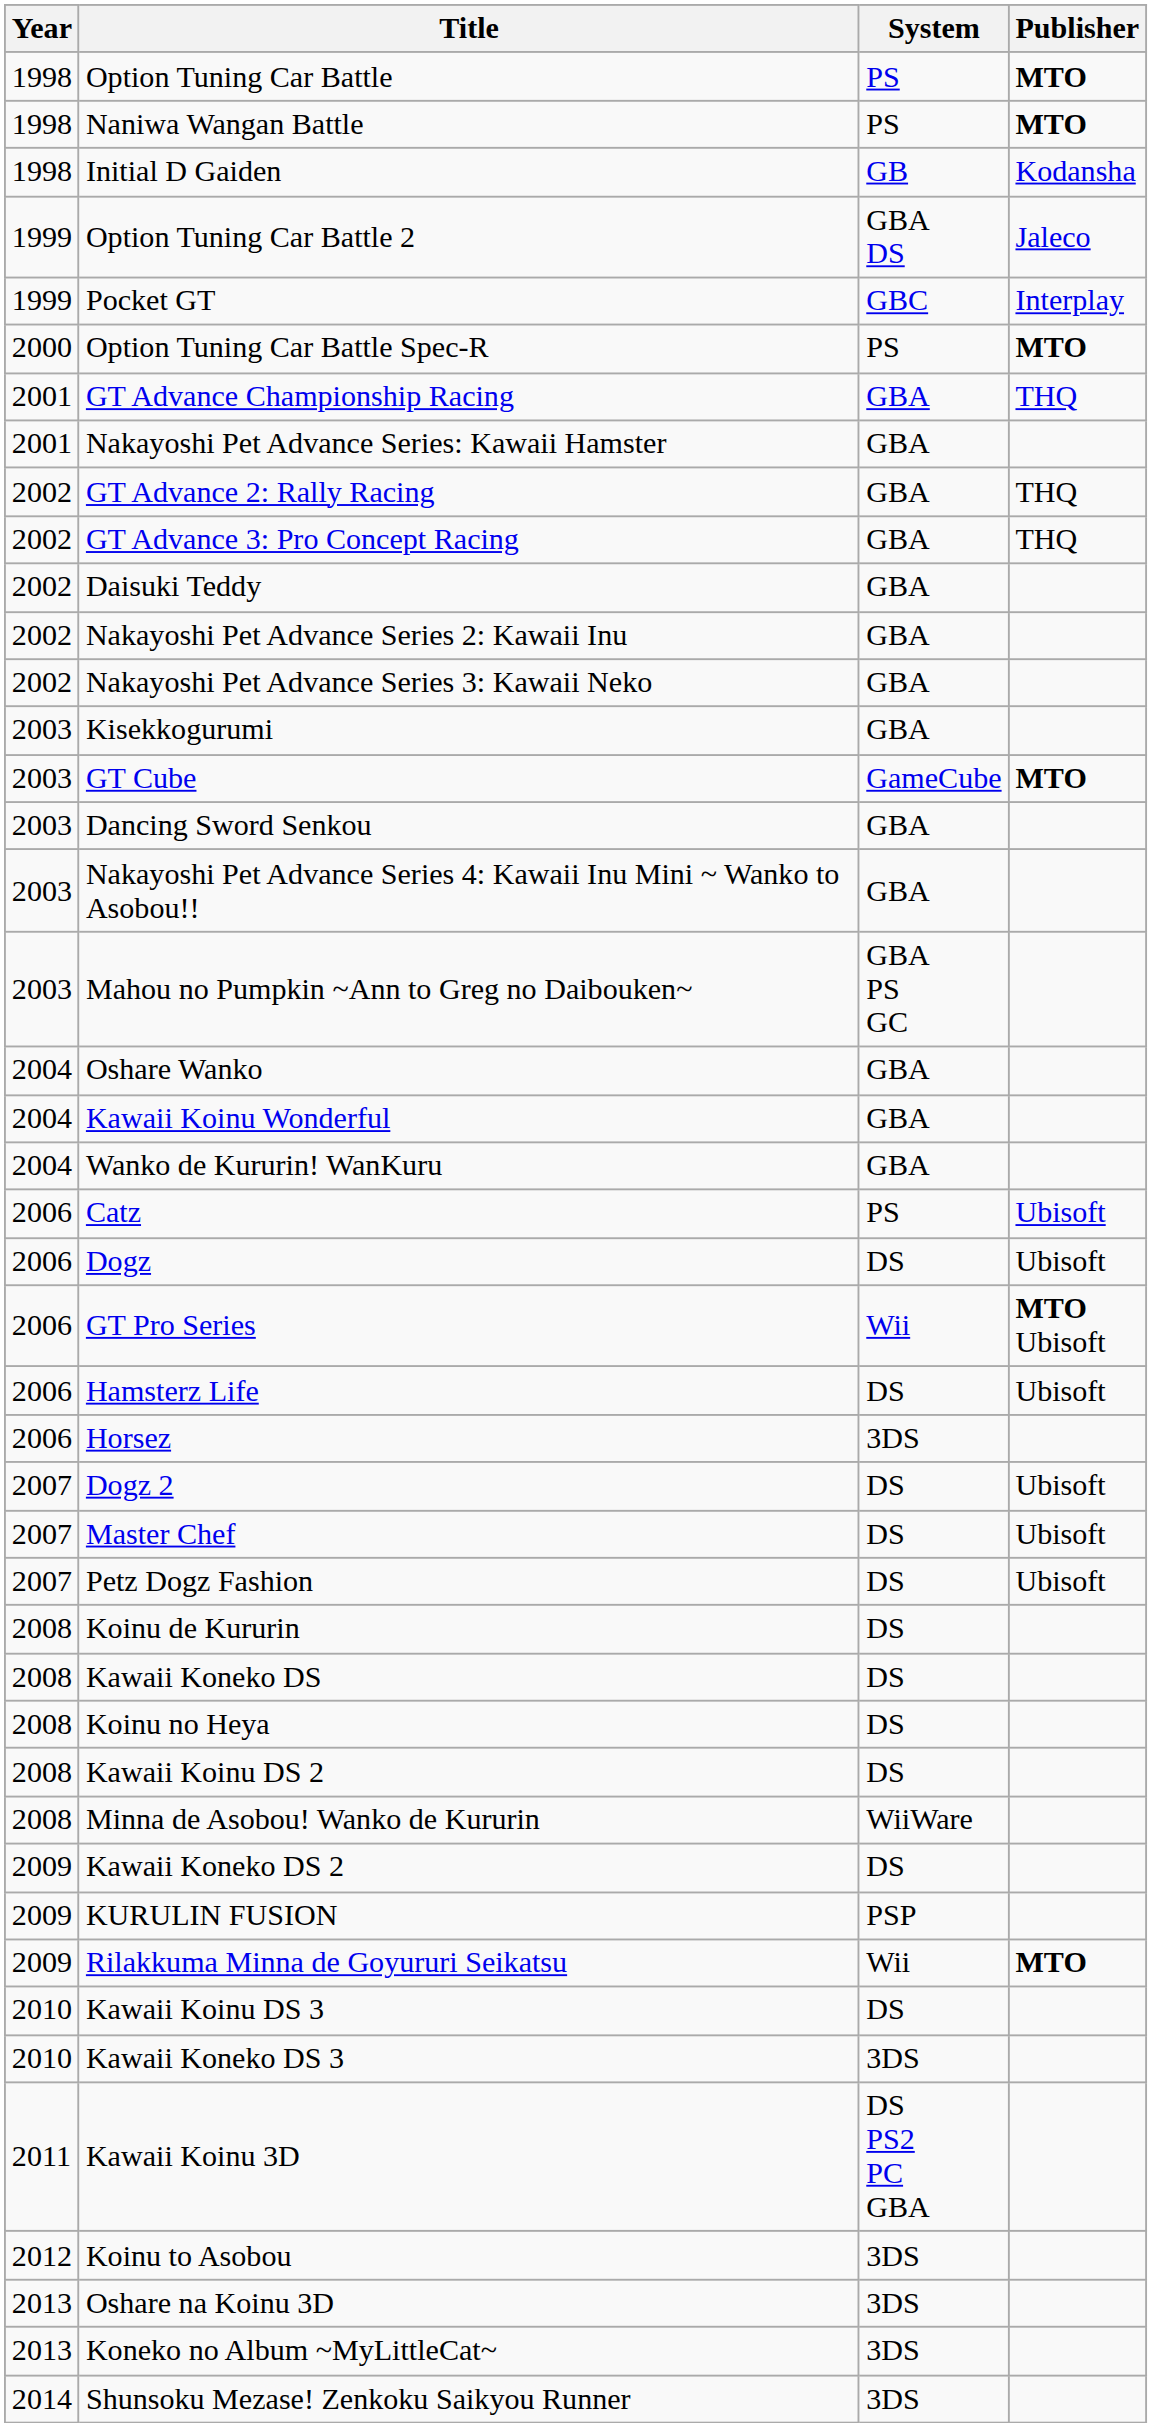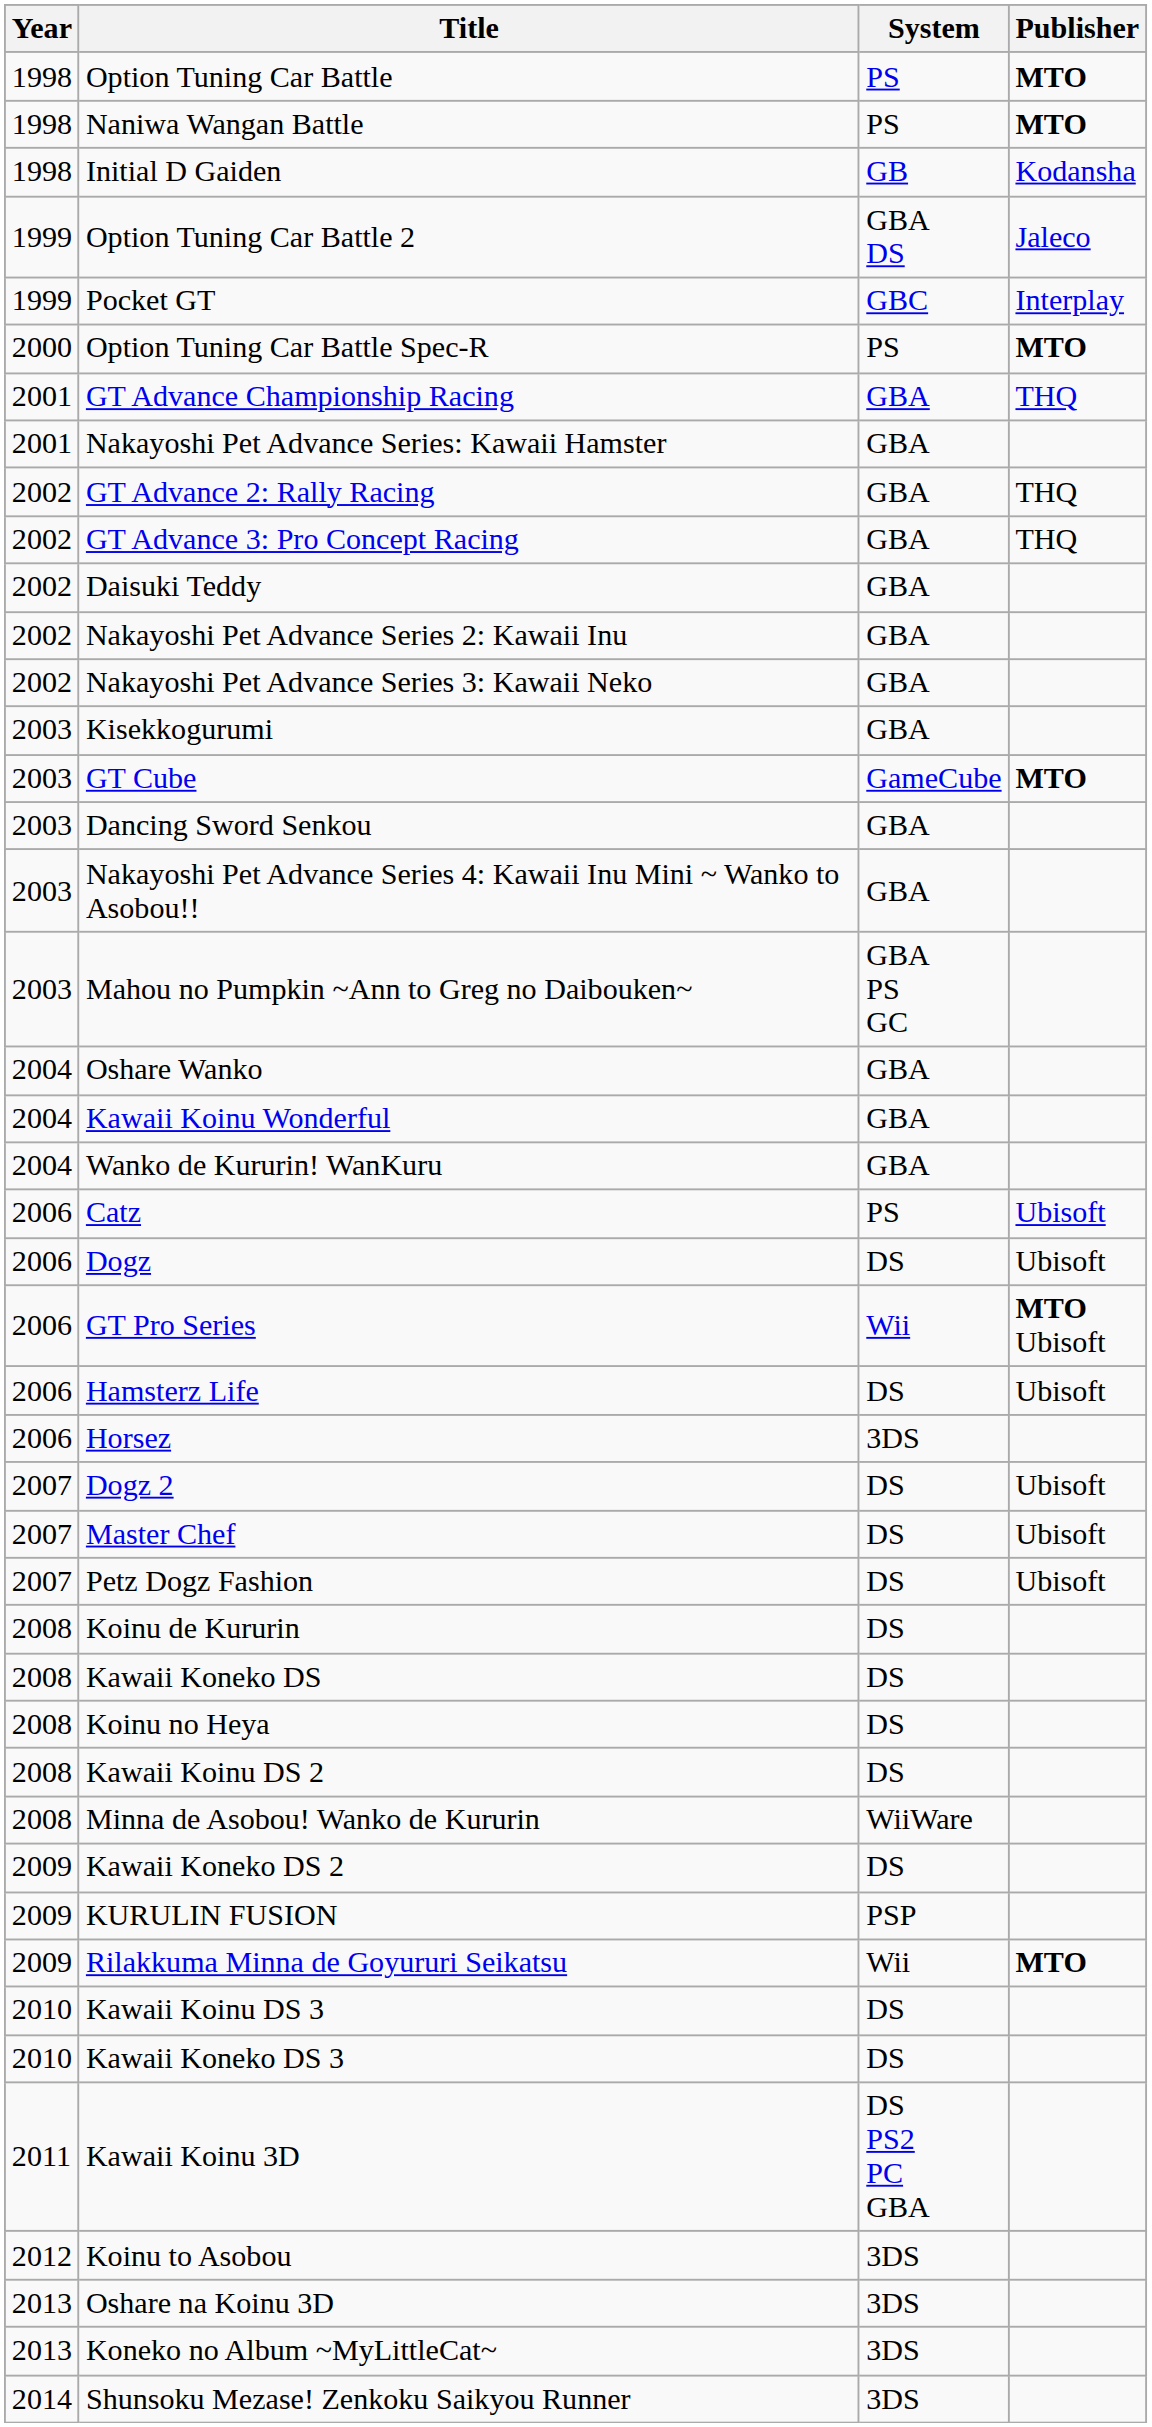(893, 2058) 3DS -> (885, 2058) DS
